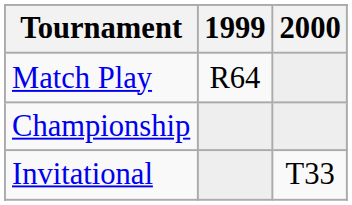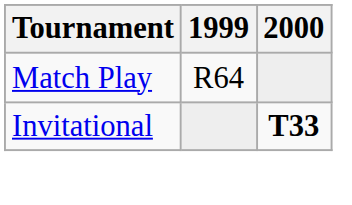- row: (101, 125)
(310, 174) normal -> (294, 125) bold
